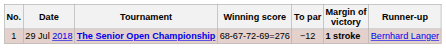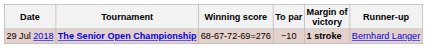- column: (14, 17)
(308, 36) −12 -> (289, 36) −10
